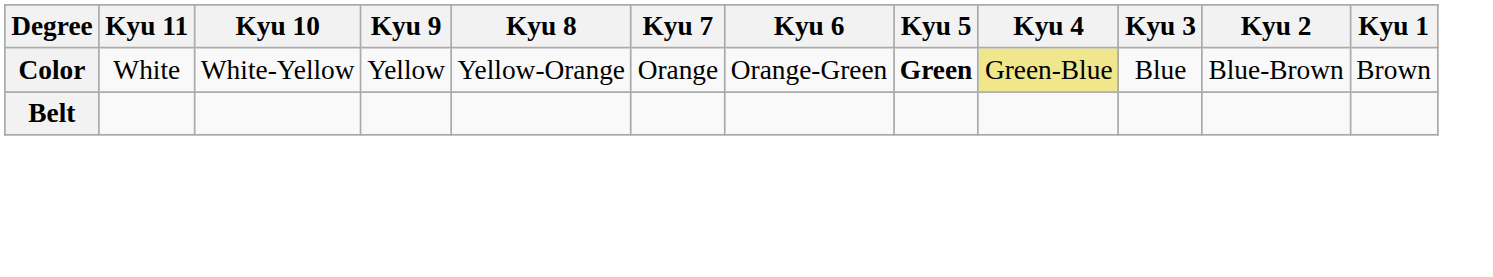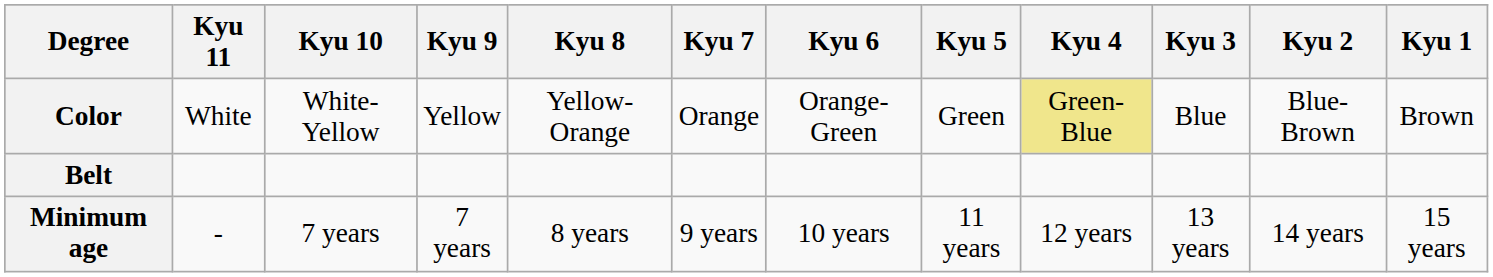(936, 69) bold -> (971, 115) normal
+ row: (88, 233)
